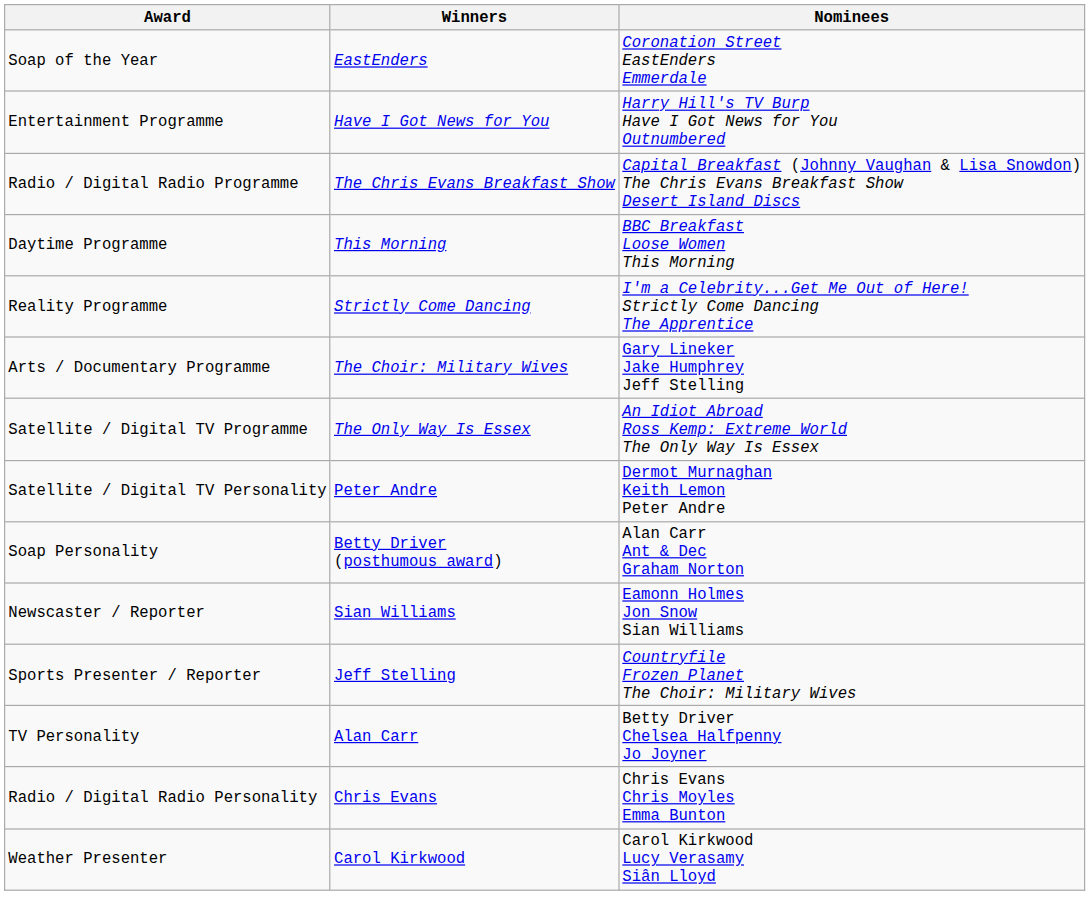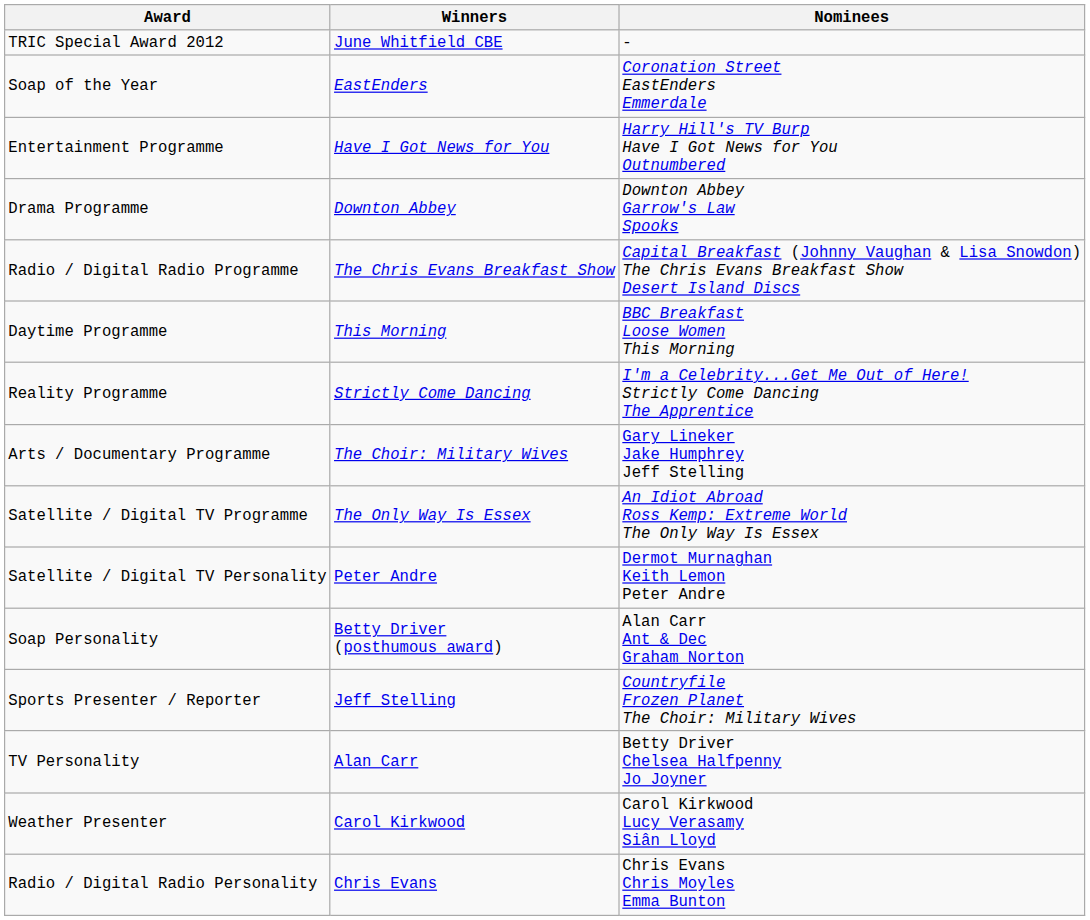+ row: (116, 43)
+ row: (79, 209)
- row: (107, 614)
rows swapped: (88, 859) <-> (163, 798)
